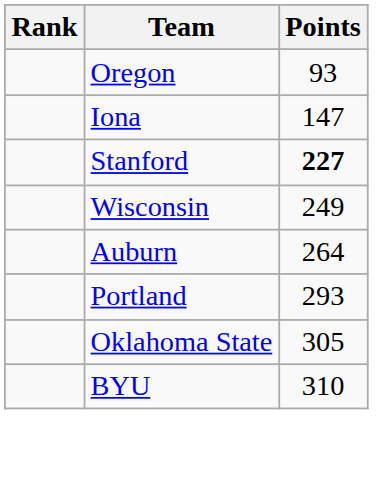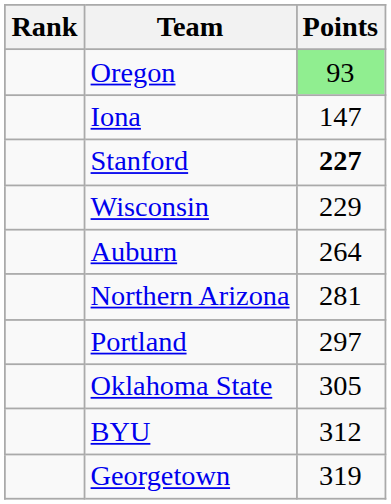(323, 71) no background -> (340, 71) lightgreen background
(323, 206) 249 -> (340, 206) 229
+ row: (190, 296)
(323, 296) 293 -> (340, 341) 297
(323, 386) 310 -> (340, 431) 312
+ row: (160, 476)
